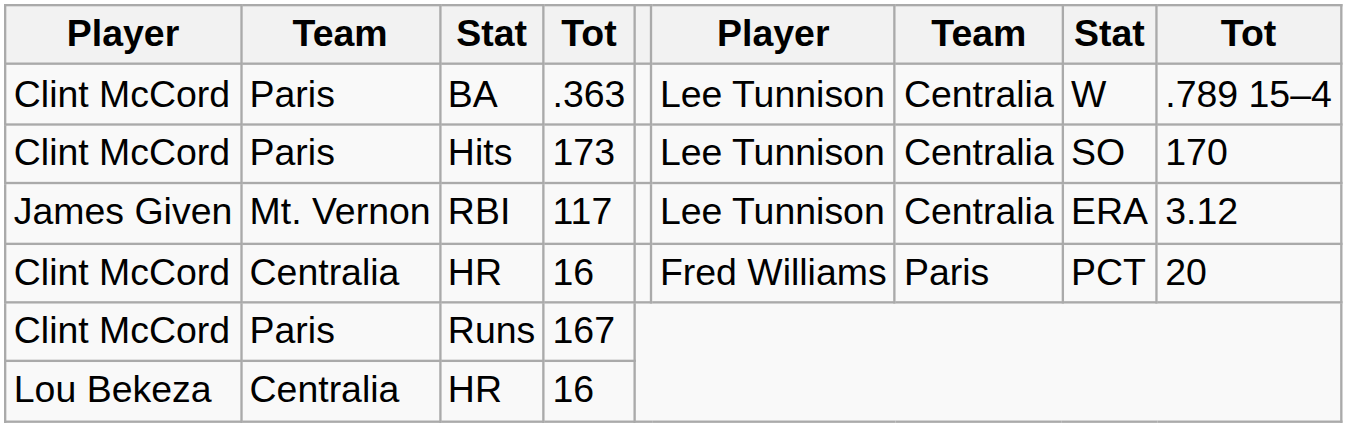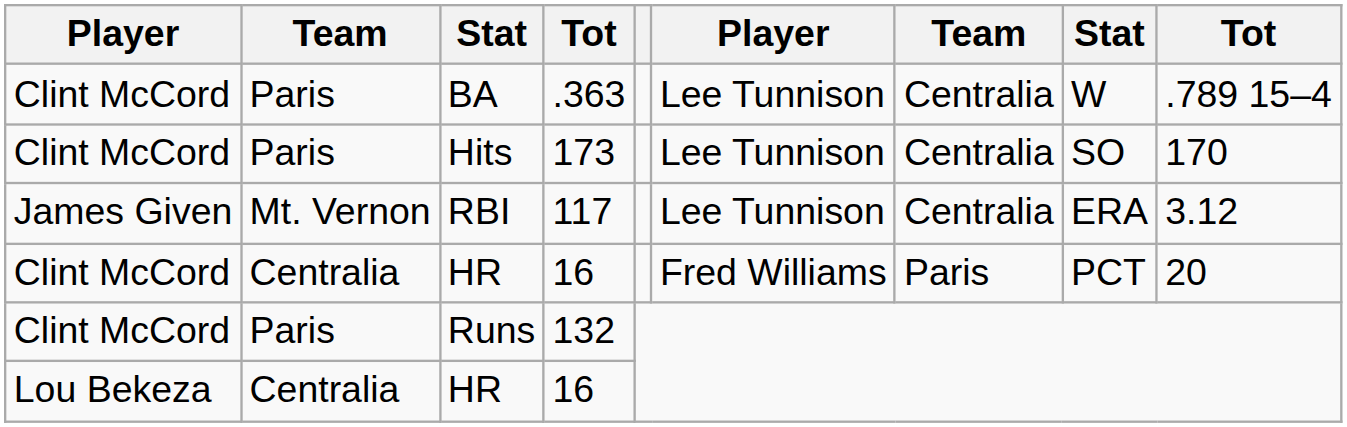(584, 331) 167 -> (584, 331) 132
